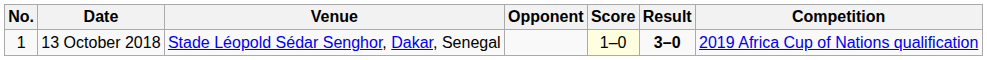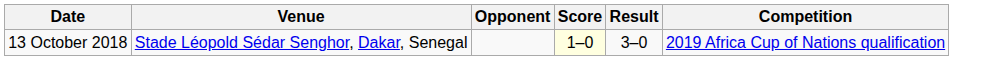- column: (21, 17)
(667, 42) bold -> (634, 42) normal
